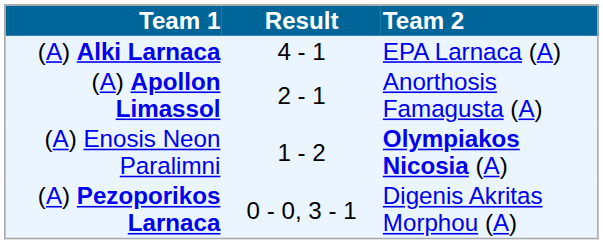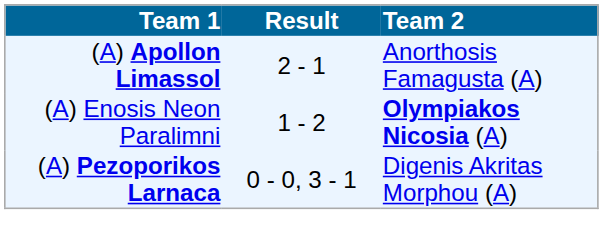- row: (129, 51)
